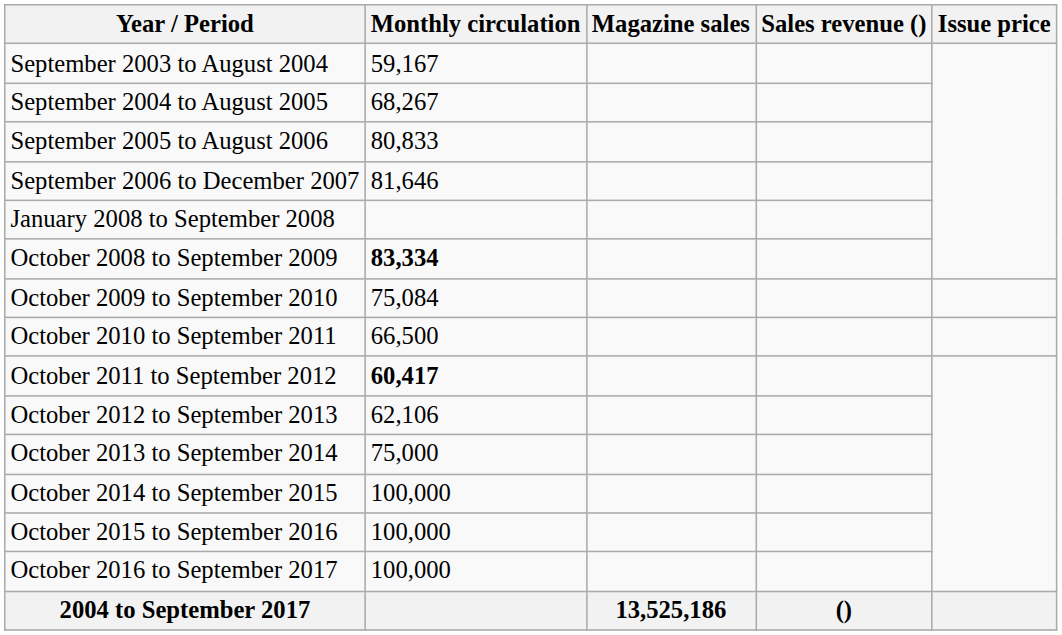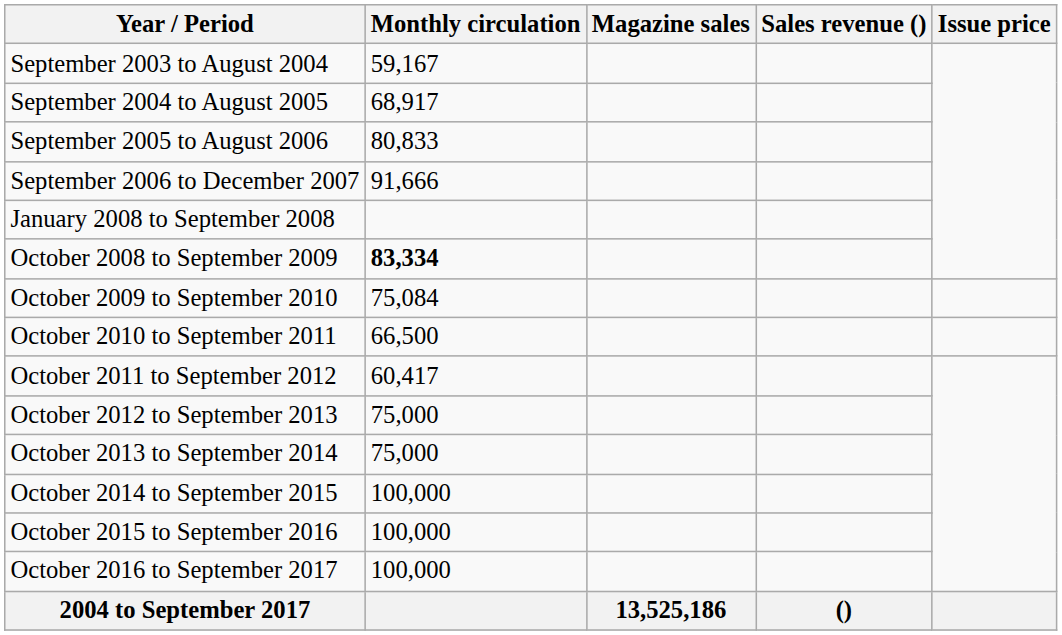(405, 102) 68,267 -> (405, 102) 68,917
(405, 180) 81,646 -> (405, 180) 91,666
(405, 375) bold -> (405, 375) normal
(405, 414) 62,106 -> (405, 414) 75,000
